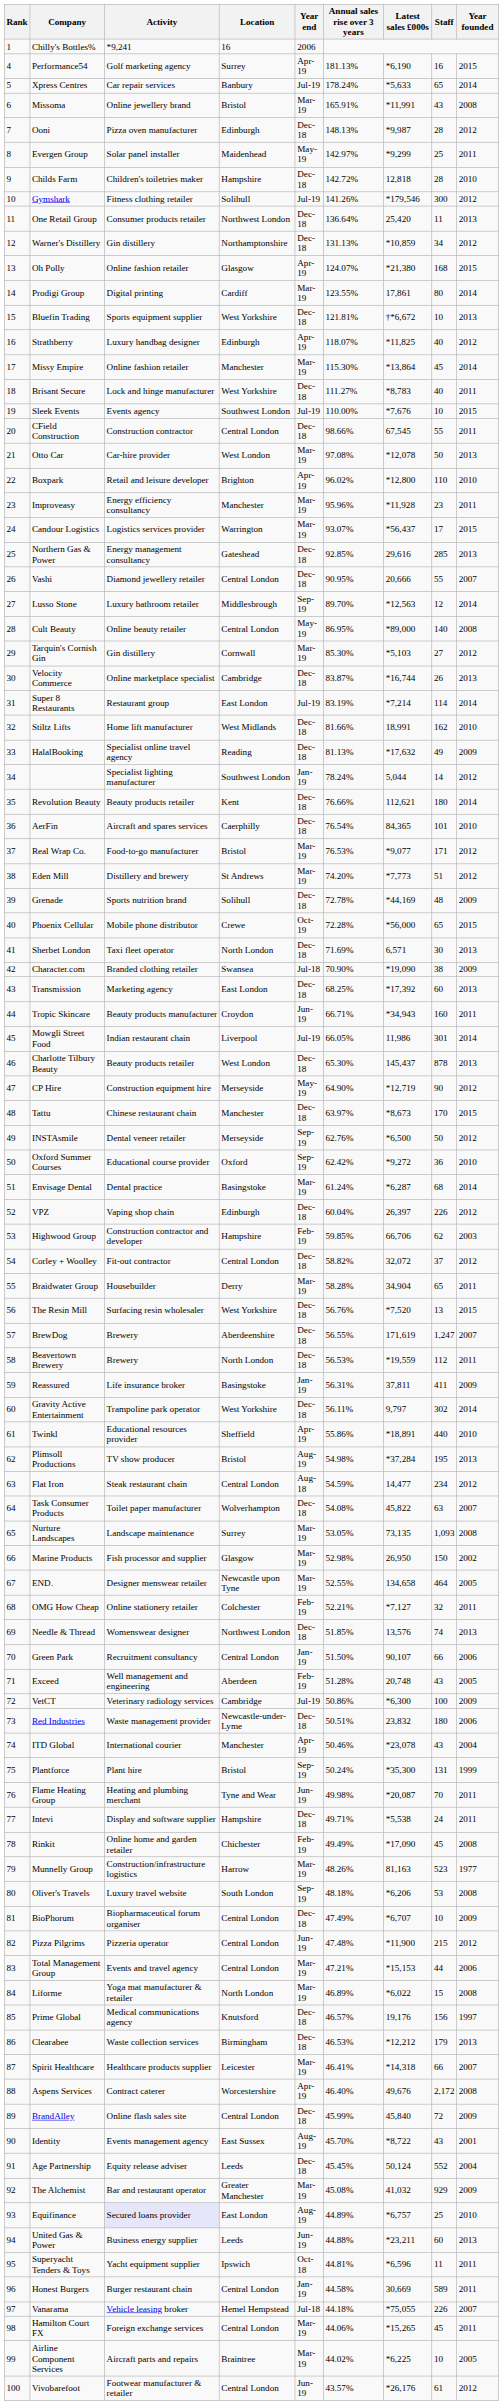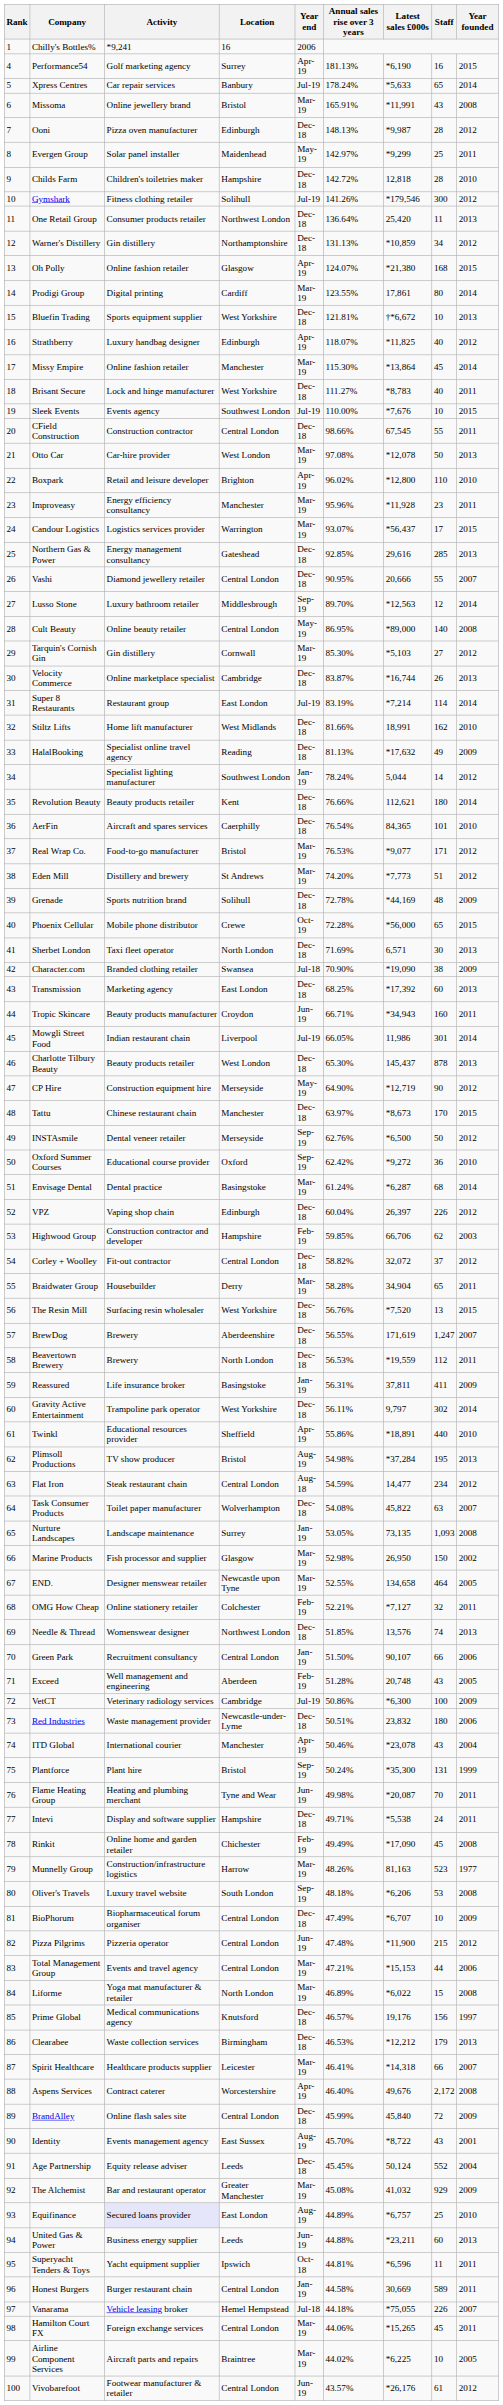(306, 1533) Mar-19 -> (305, 1533) Jan-19
